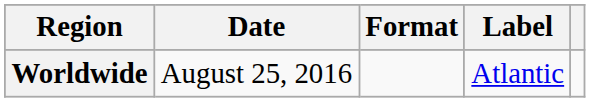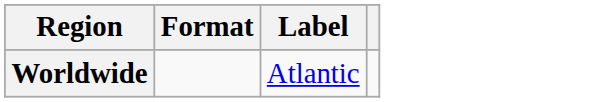- column: (256, 27)
